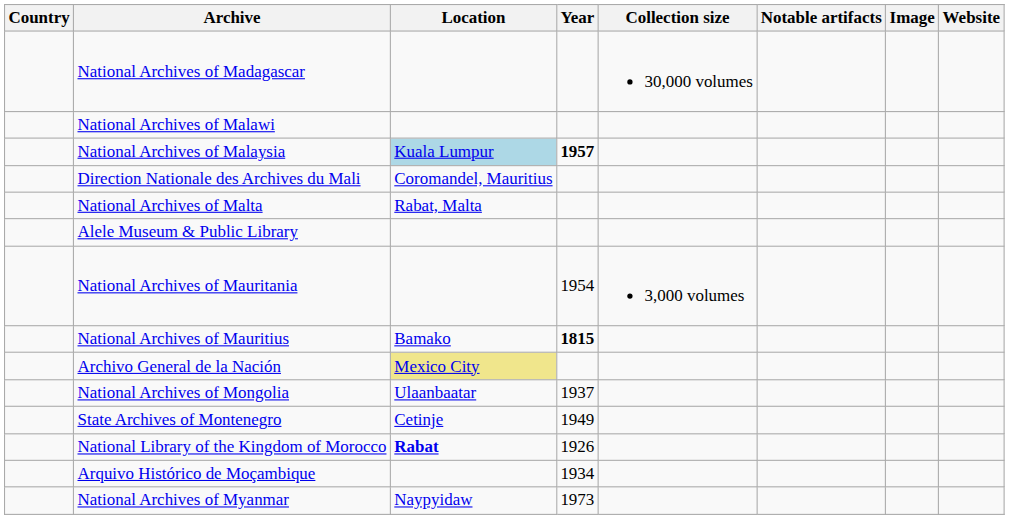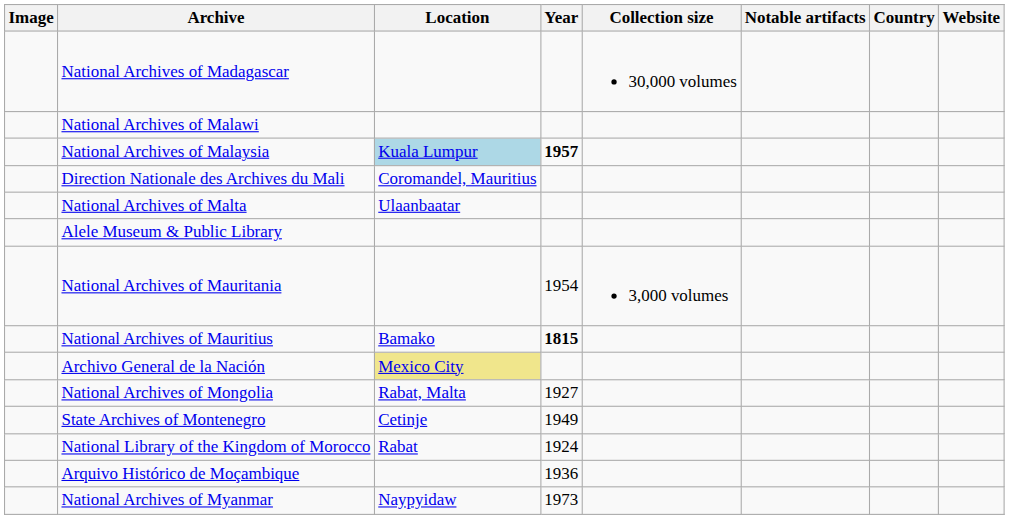columns swapped: (39, 17) <-> (912, 17)
(438, 205) Rabat, Malta -> (419, 205) Ulaanbaatar
(435, 392) Ulaanbaatar -> (422, 392) Rabat, Malta
(577, 392) 1937 -> (561, 392) 1927
(416, 446) bold -> (398, 446) normal
(577, 446) 1926 -> (561, 446) 1924
(577, 473) 1934 -> (561, 473) 1936
